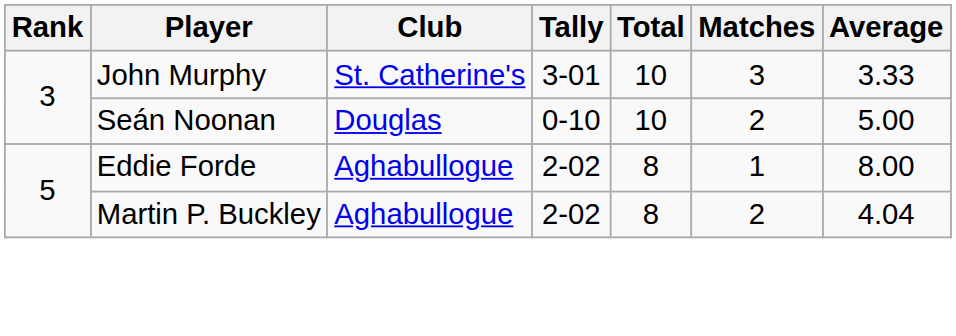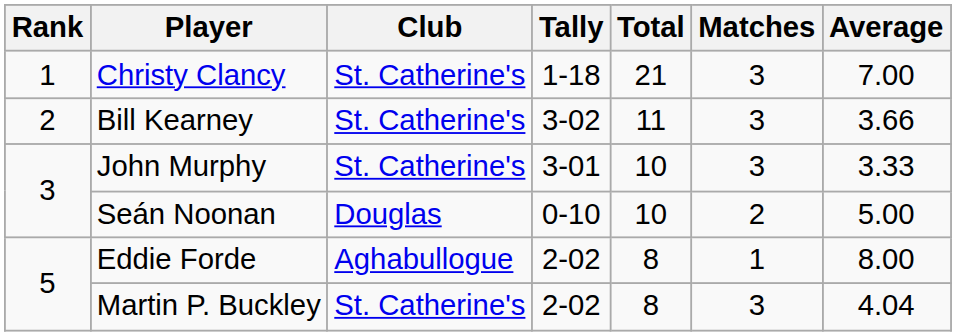+ row: (191, 74)
+ row: (175, 120)
(424, 213) Aghabullogue -> (430, 306) St. Catherine's
(757, 213) 2 -> (757, 306) 3
